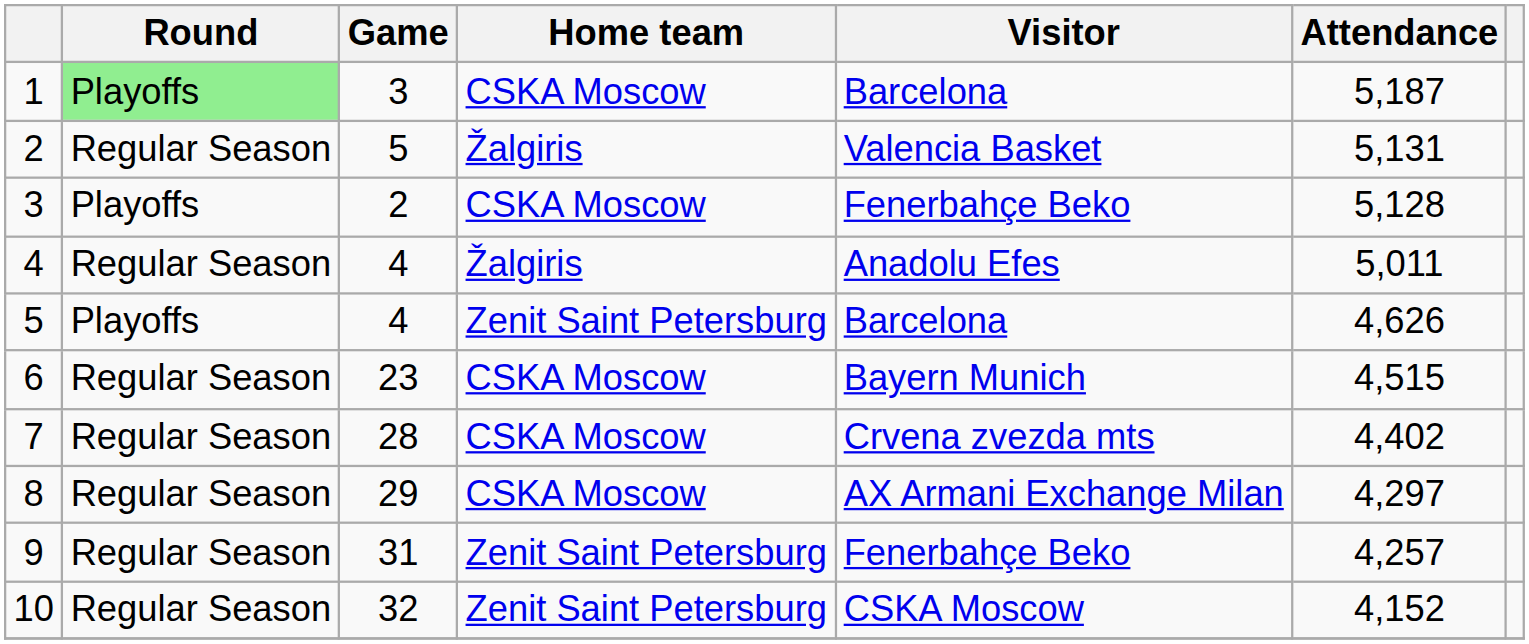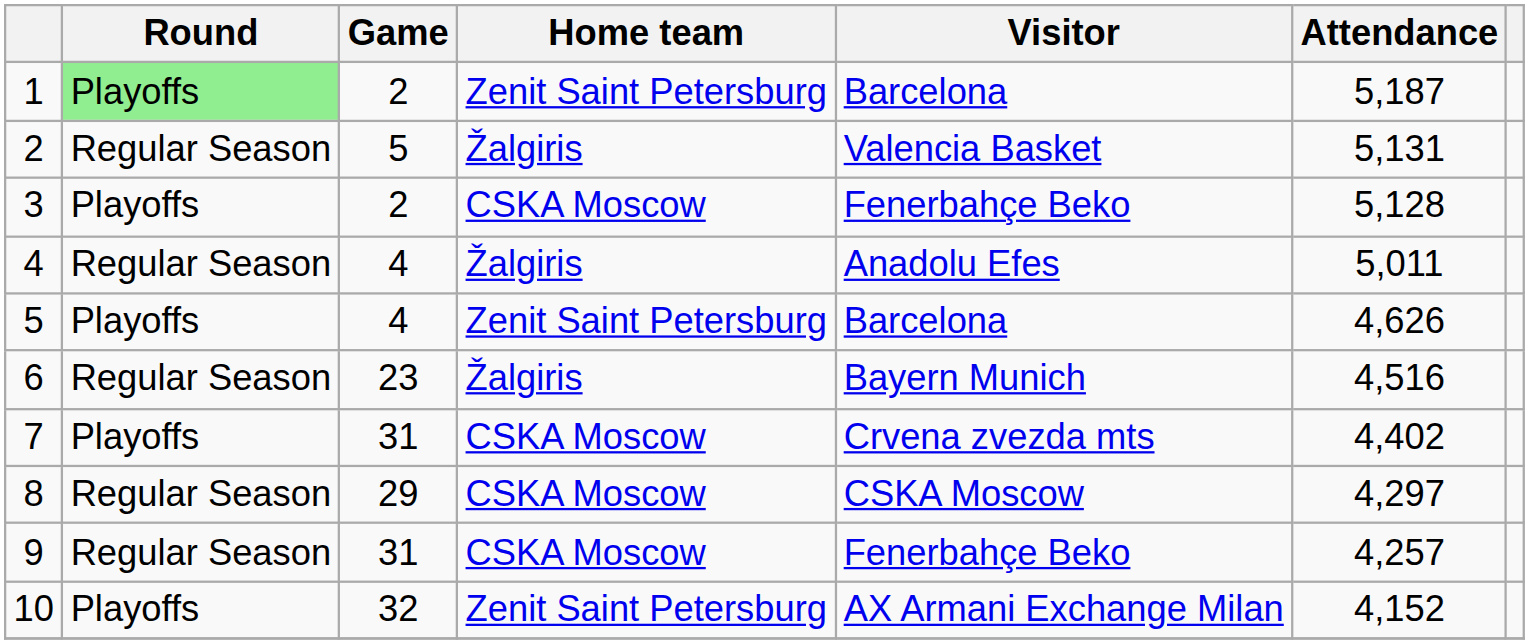(398, 90) 3 -> (398, 90) 2
(586, 90) CSKA Moscow -> (646, 90) Zenit Saint Petersburg
(586, 378) CSKA Moscow -> (524, 378) Žalgiris
(1399, 378) 4,515 -> (1399, 378) 4,516
(201, 436) Regular Season -> (135, 436) Playoffs
(398, 436) 28 -> (398, 436) 31
(1064, 494) AX Armani Exchange Milan -> (964, 494) CSKA Moscow
(646, 551) Zenit Saint Petersburg -> (586, 551) CSKA Moscow
(201, 609) Regular Season -> (135, 609) Playoffs
(964, 609) CSKA Moscow -> (1064, 609) AX Armani Exchange Milan
